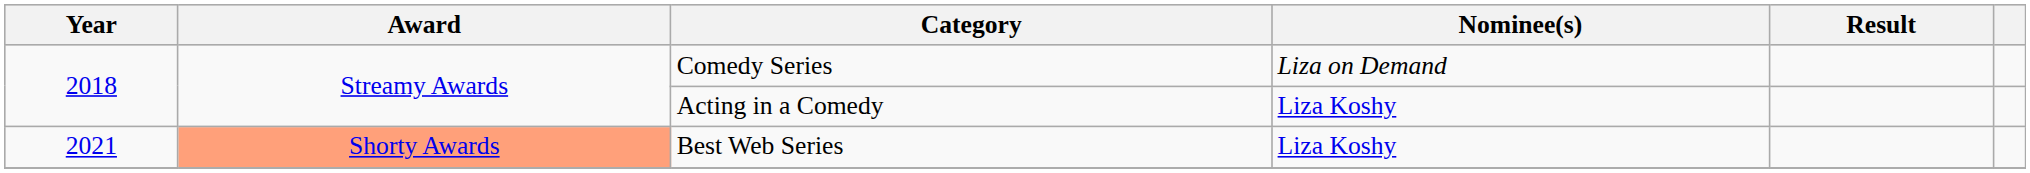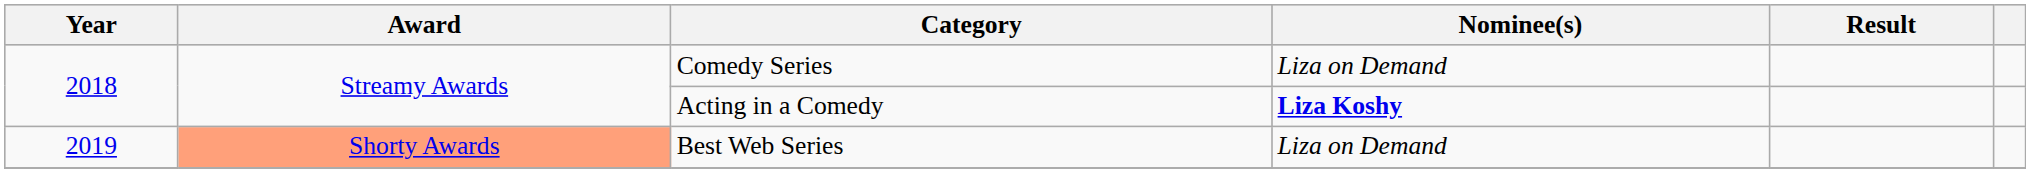(1337, 106) normal -> (1340, 106) bold
(91, 146) 2021 -> (91, 146) 2019
(1337, 146) Liza Koshy -> (1362, 146) Liza on Demand
